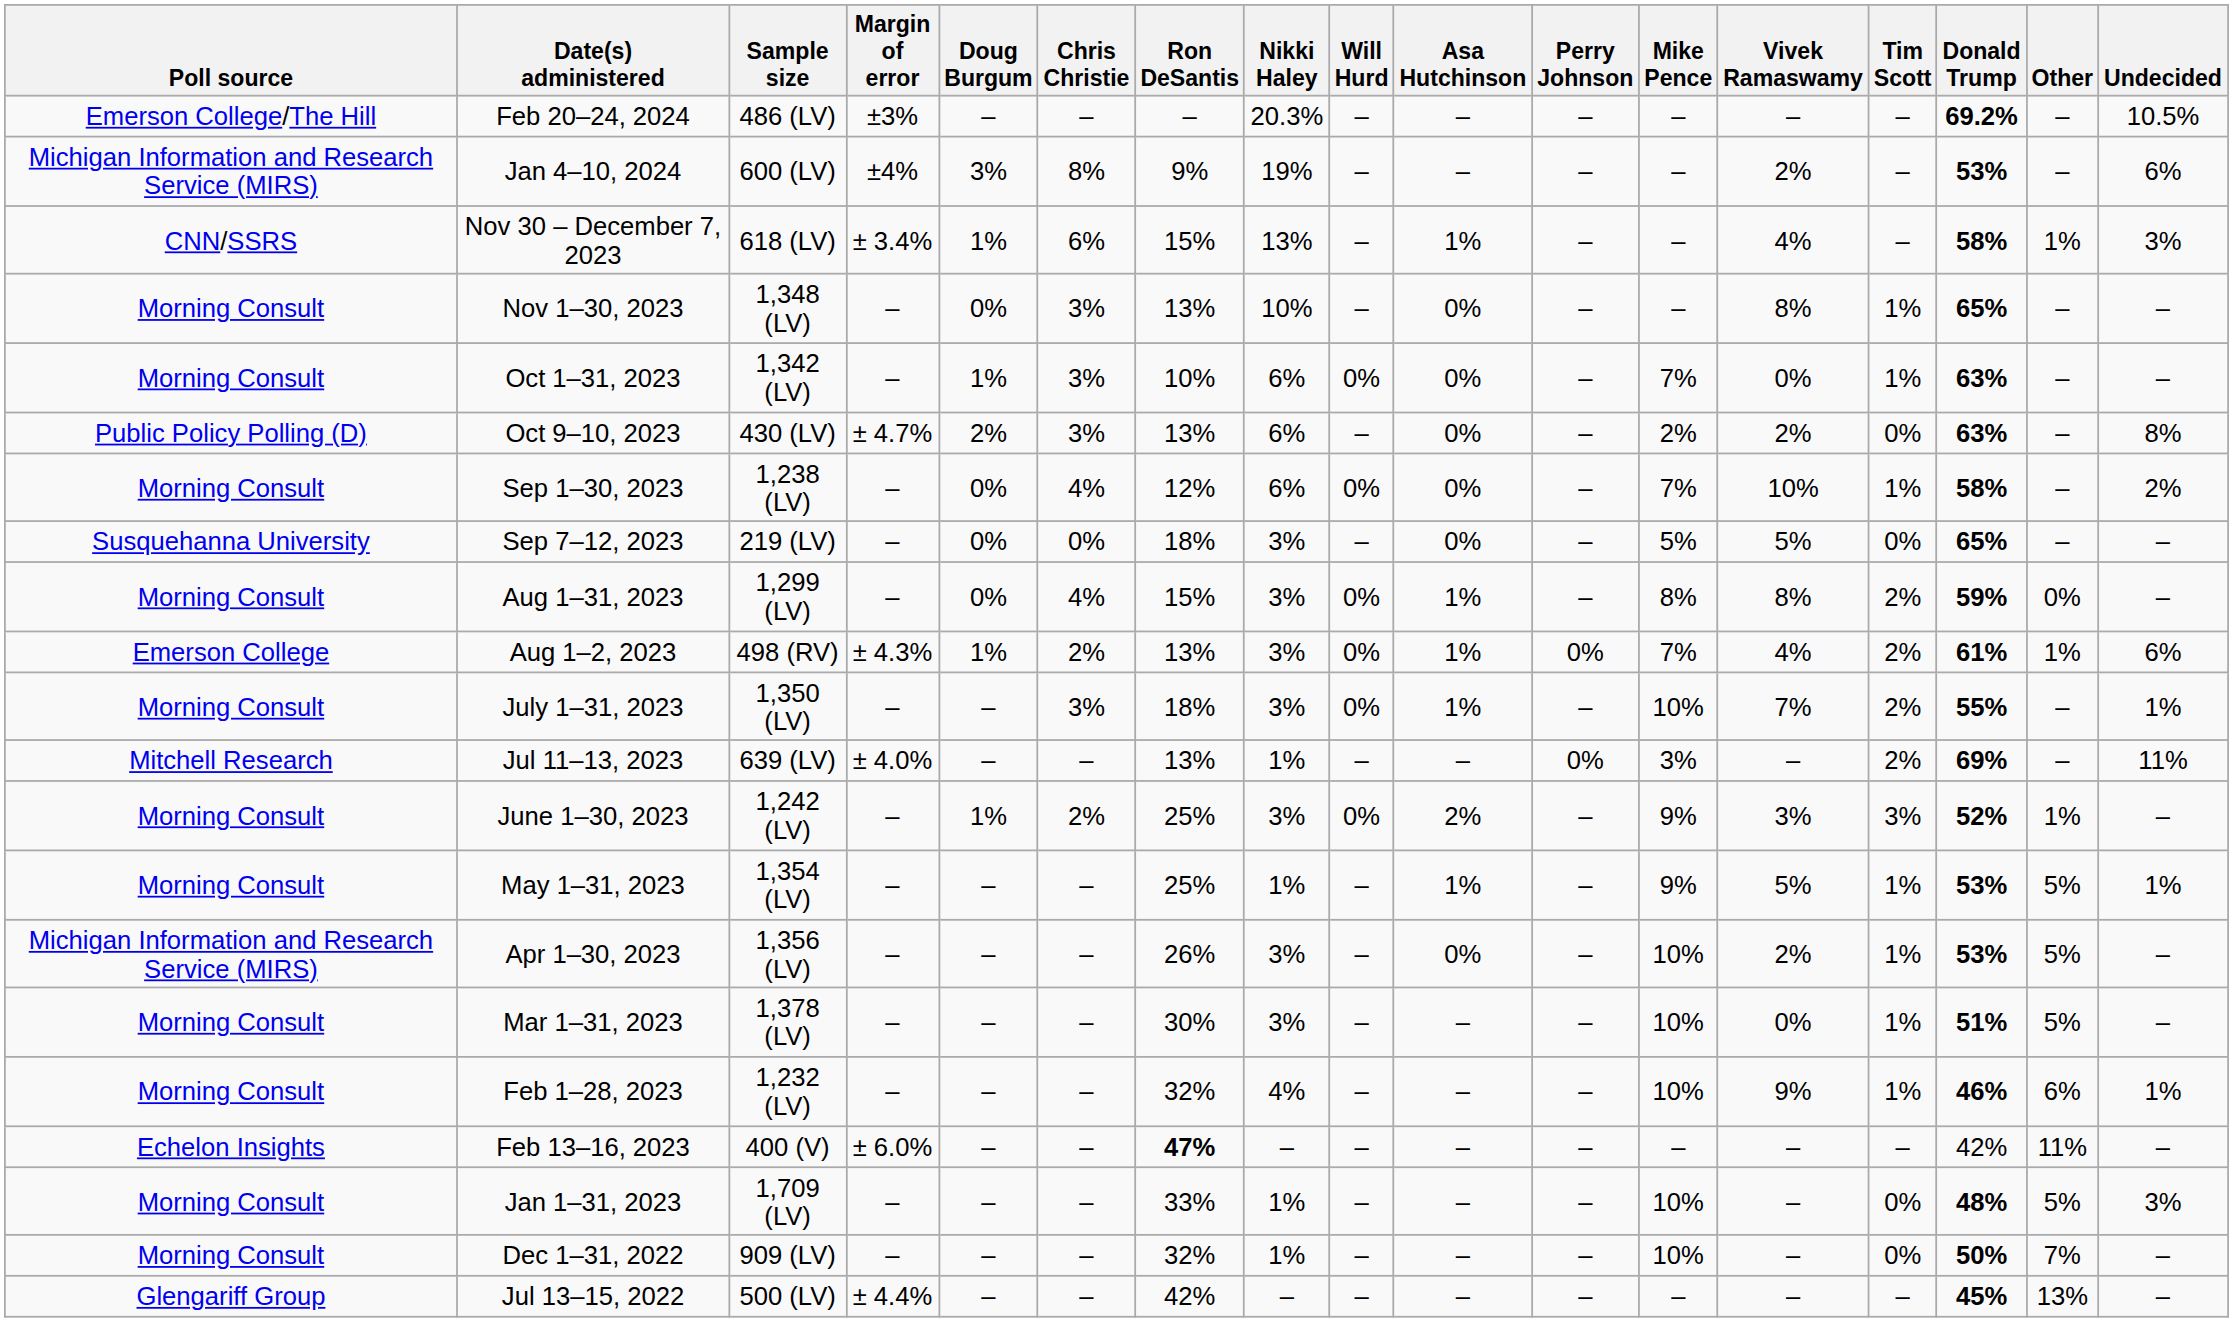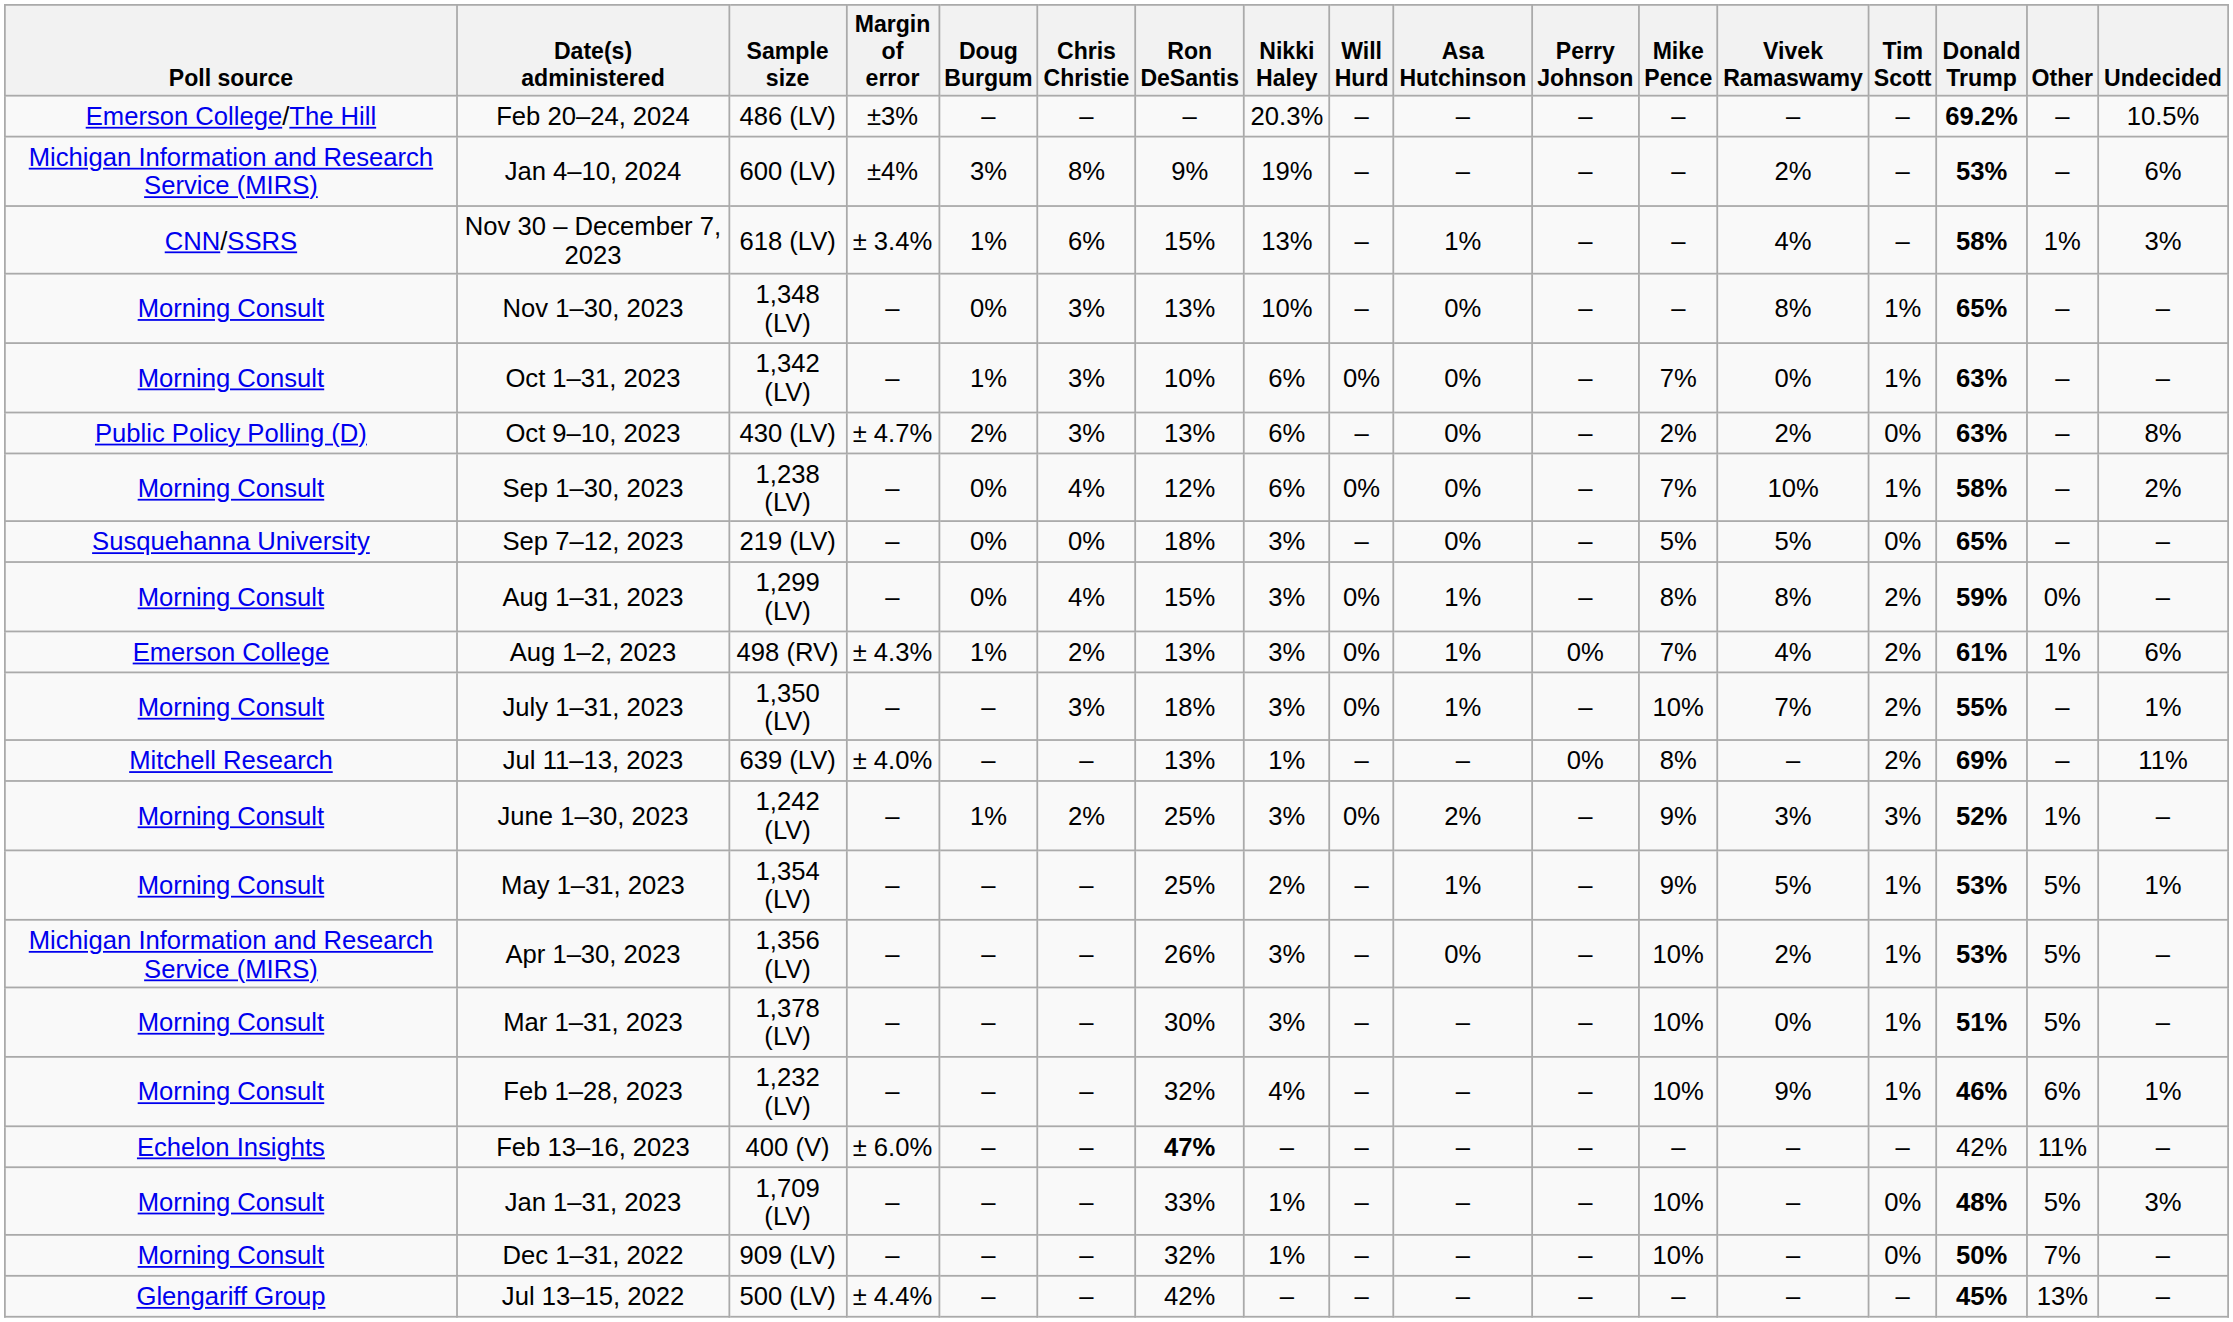(1678, 761) 3% -> (1678, 761) 8%
(1287, 885) 1% -> (1287, 885) 2%
